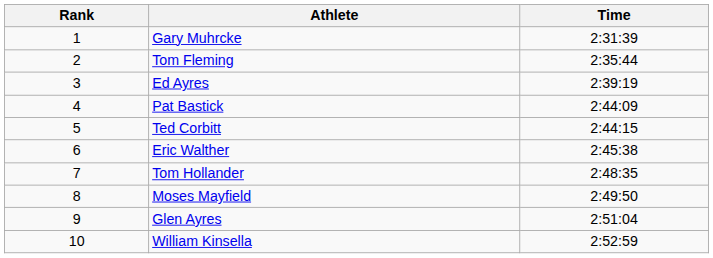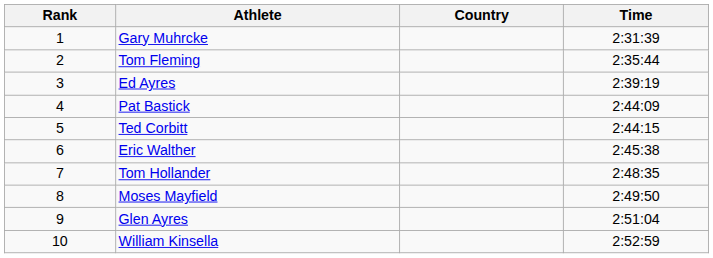+ column: (482, 15)
